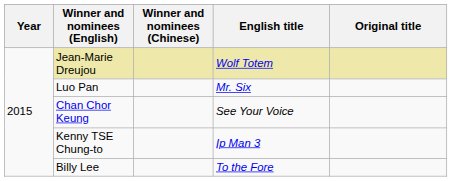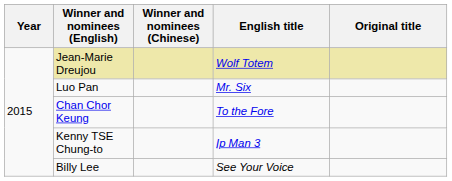(255, 112) See Your Voice -> (245, 112) To the Fore
(245, 167) To the Fore -> (255, 167) See Your Voice
